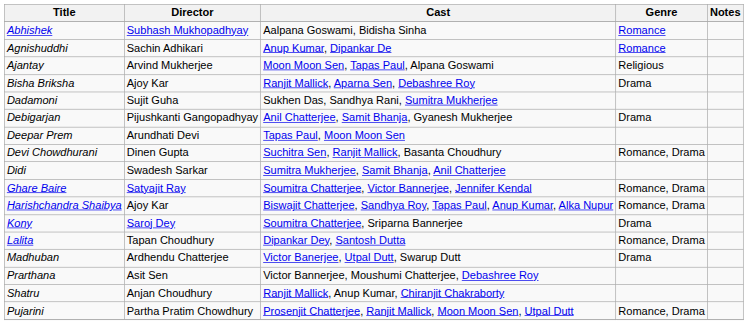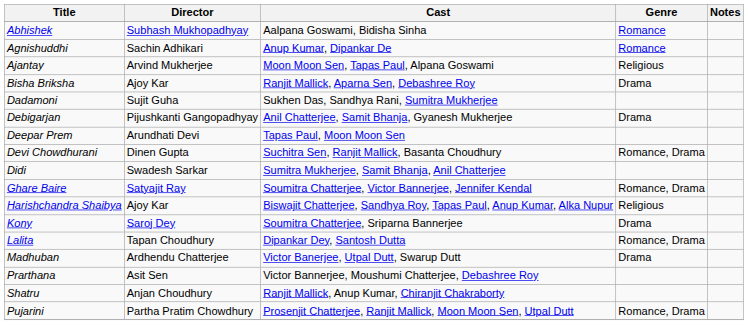(662, 205) Romance, Drama -> (641, 205) Religious
